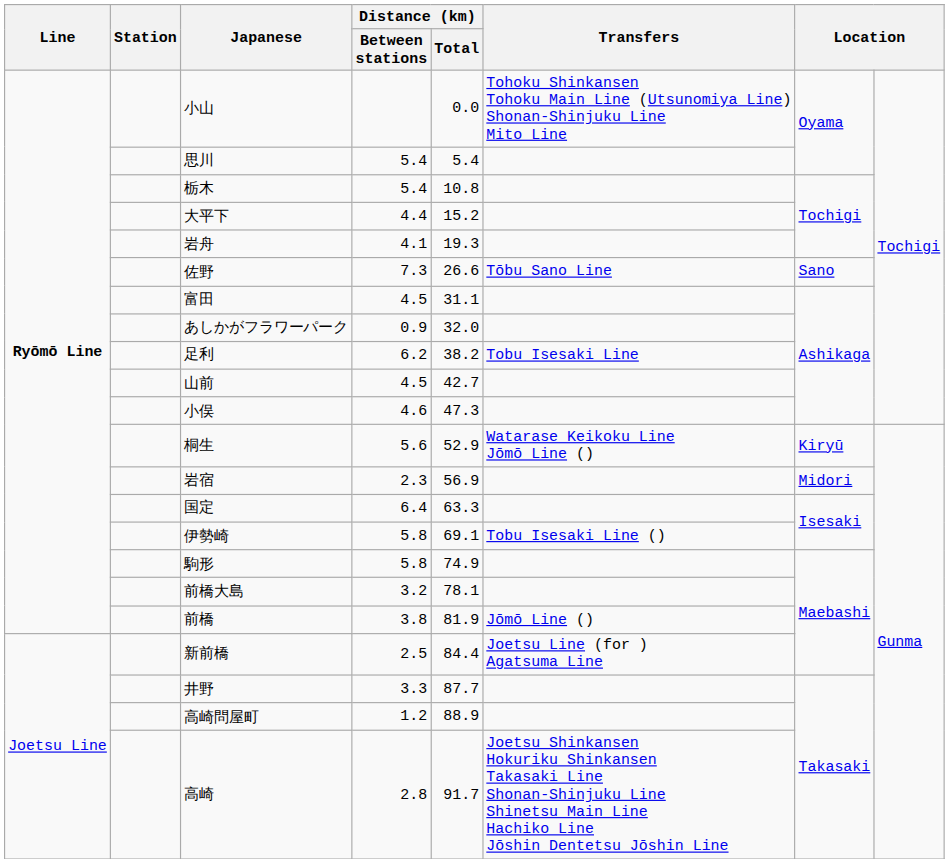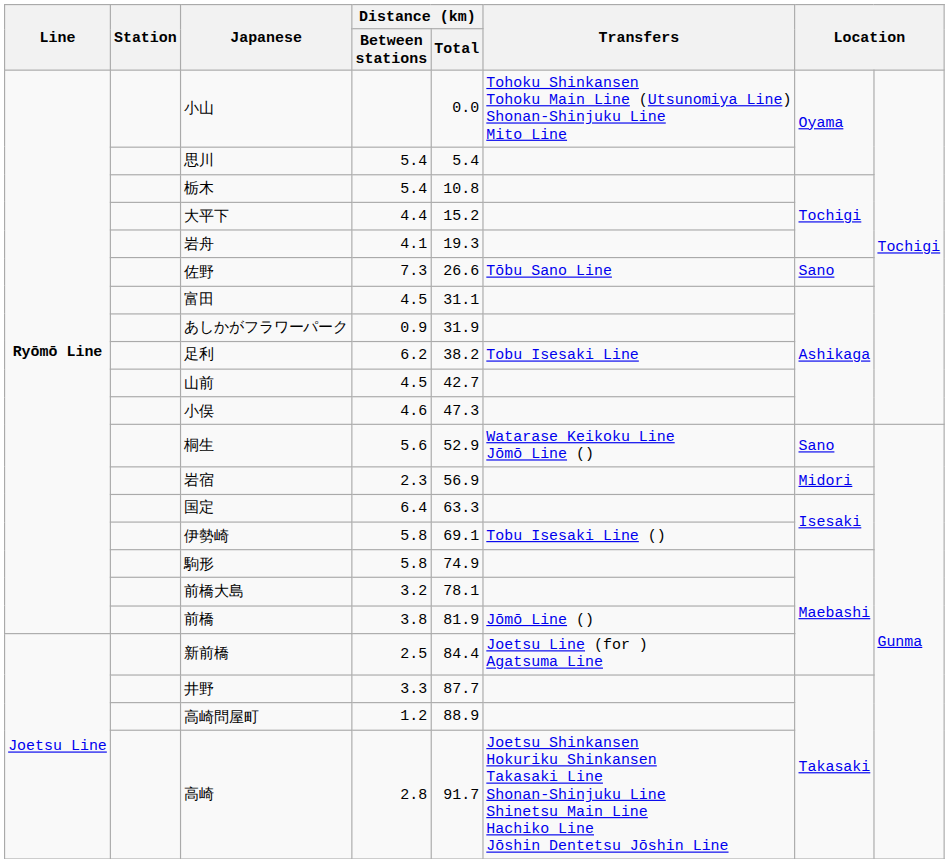(461, 327) 32.0 -> (461, 327) 31.9
(821, 446) Kiryū -> (816, 446) Sano
